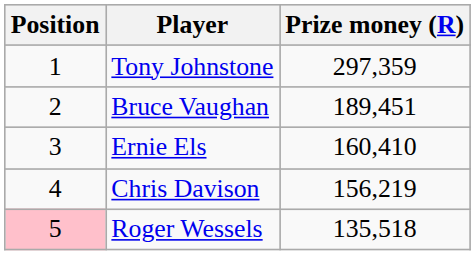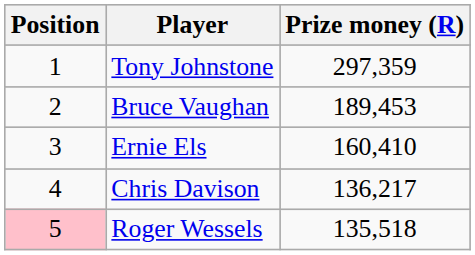(375, 106) 189,451 -> (375, 106) 189,453
(375, 188) 156,219 -> (375, 188) 136,217
